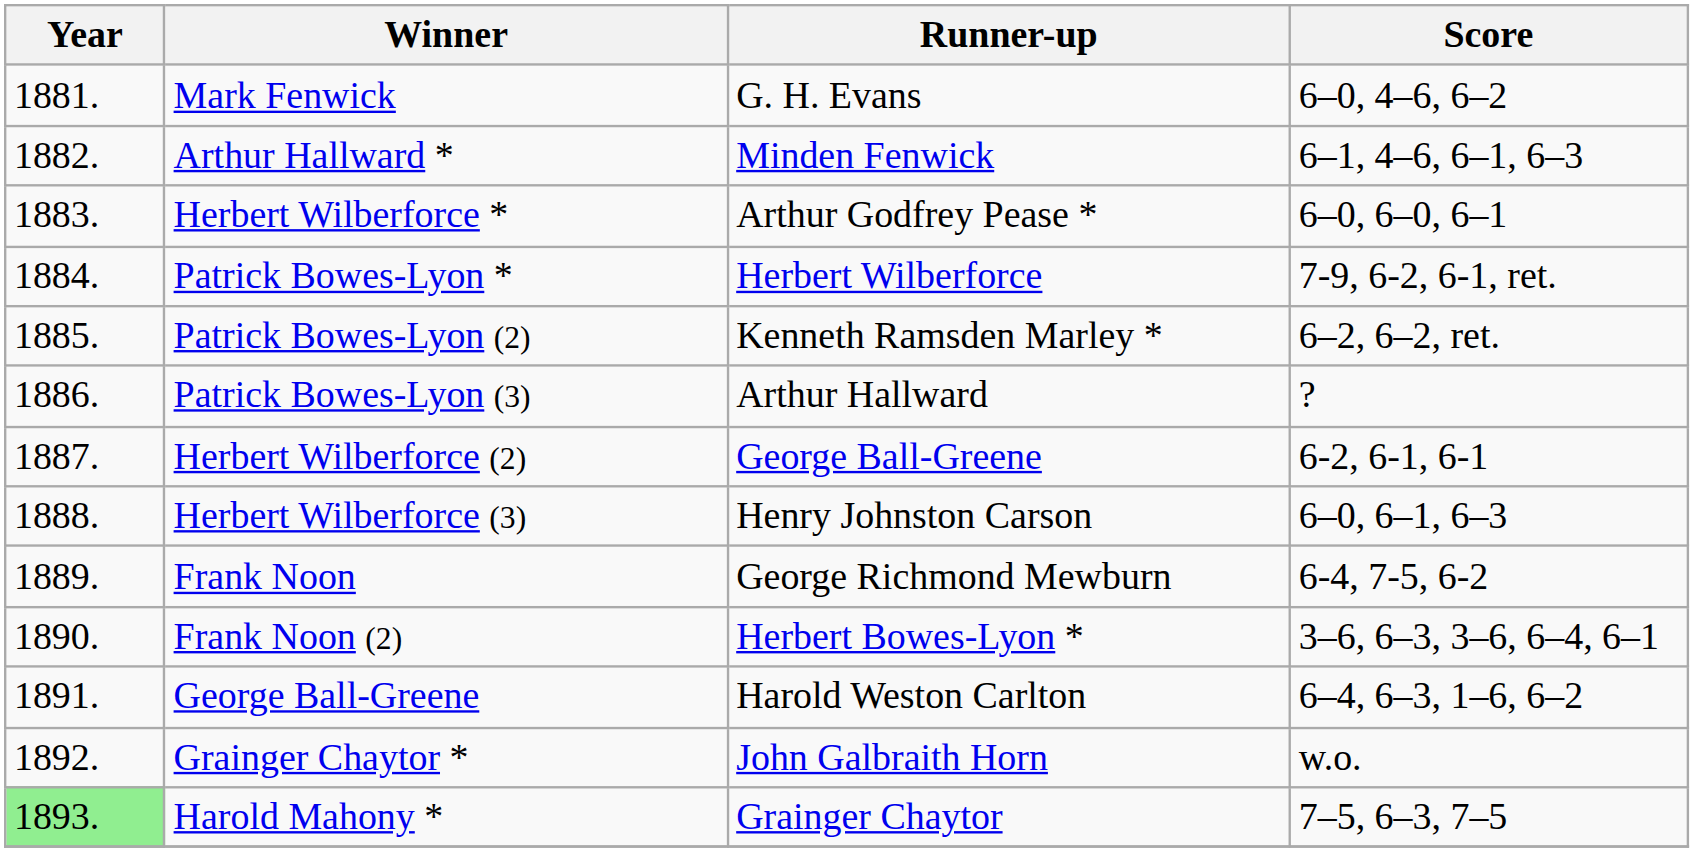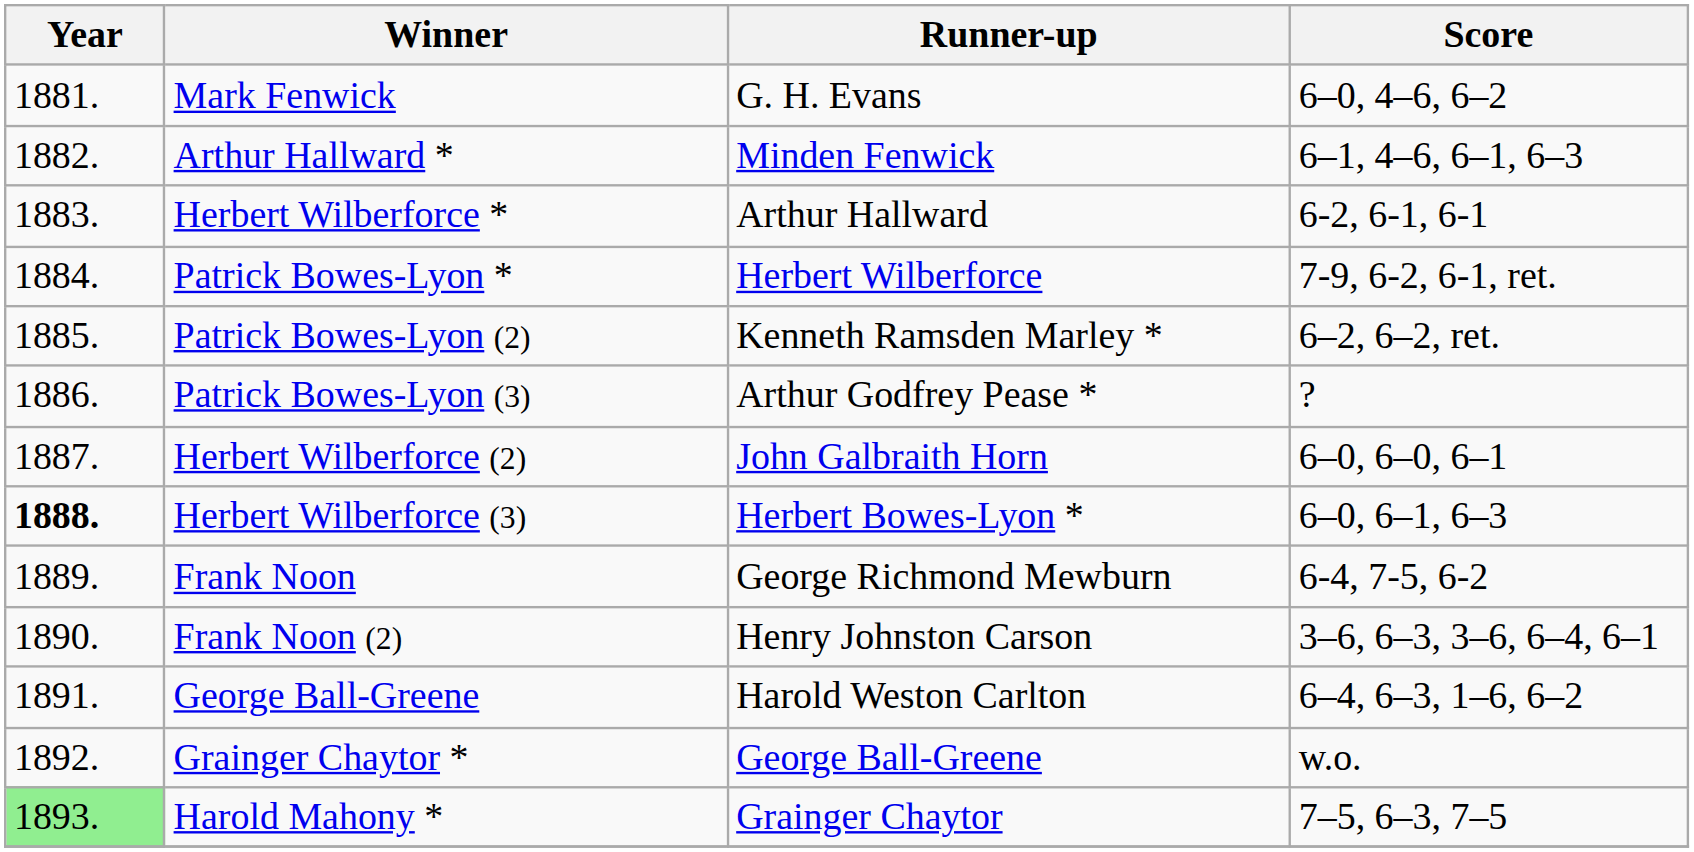(917, 214) Arthur Godfrey Pease * -> (862, 214) Arthur Hallward
(1403, 214) 6–0, 6–0, 6–1 -> (1394, 214) 6-2, 6-1, 6-1
(862, 395) Arthur Hallward -> (917, 395) Arthur Godfrey Pease *
(889, 455) George Ball-Greene -> (892, 455) John Galbraith Horn
(1394, 455) 6-2, 6-1, 6-1 -> (1403, 455) 6–0, 6–0, 6–1
(57, 515) normal -> (57, 515) bold
(914, 515) Henry Johnston Carson -> (910, 515) Herbert Bowes-Lyon *
(910, 635) Herbert Bowes-Lyon * -> (914, 635) Henry Johnston Carson
(892, 756) John Galbraith Horn -> (889, 756) George Ball-Greene
